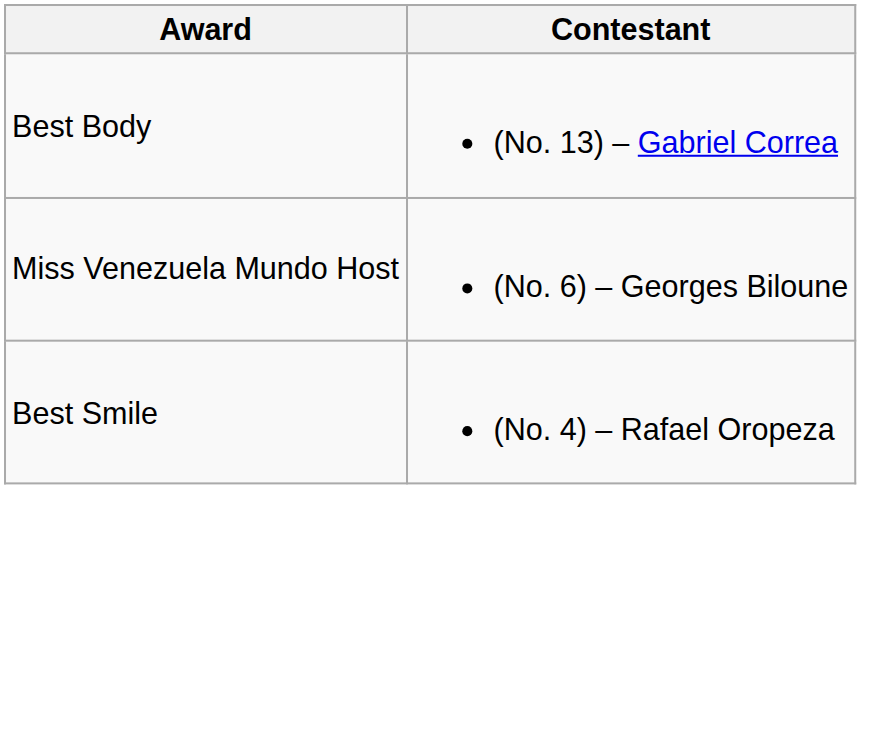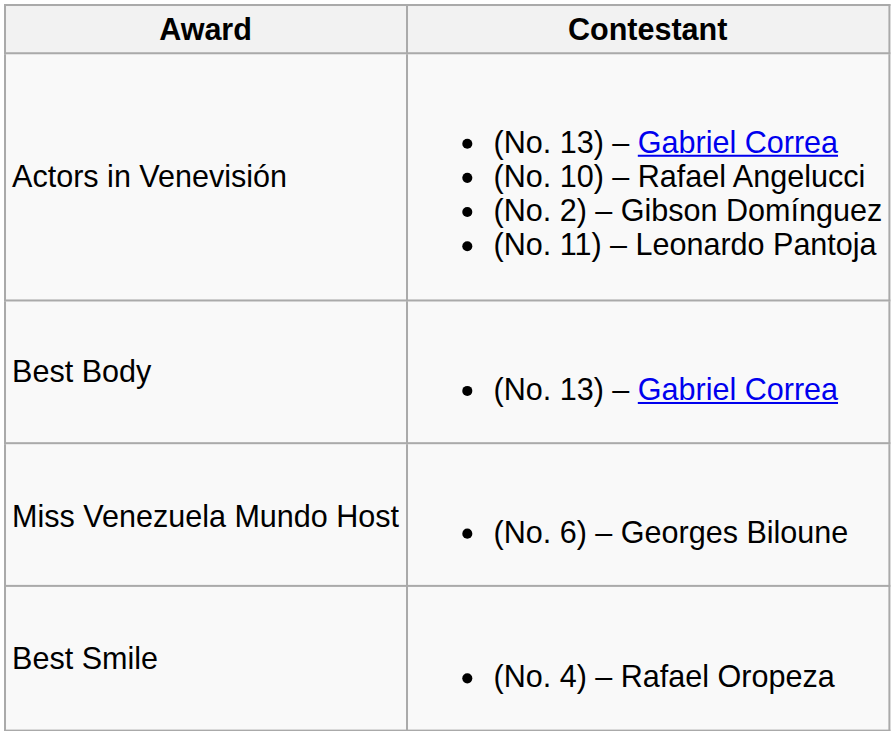+ row: (150, 177)
